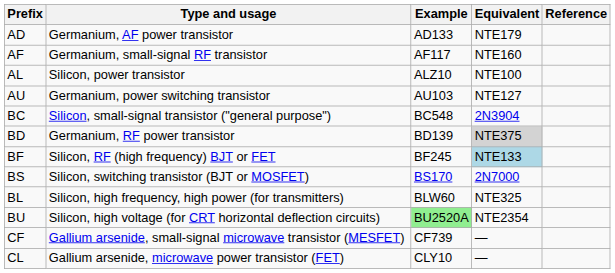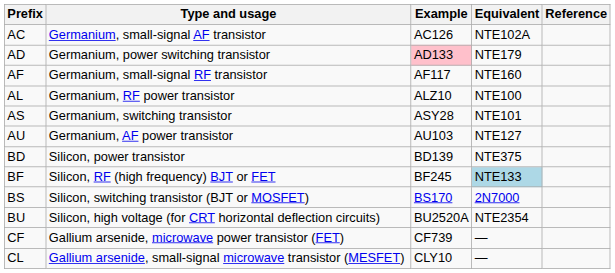+ row: (16, 34)
(141, 34) Germanium, AF power transistor -> (159, 55) Germanium, power switching transistor
(434, 34) no background -> (434, 55) pink background
(117, 75) Silicon, power transistor -> (142, 95) Germanium, RF power transistor
+ row: (16, 116)
(159, 95) Germanium, power switching transistor -> (141, 136) Germanium, AF power transistor
- row: (16, 116)
(142, 136) Germanium, RF power transistor -> (117, 156) Silicon, power transistor
(498, 136) lightgrey background -> (498, 156) no background
- row: (15, 197)
(441, 217) lightgreen background -> (441, 217) no background
(228, 237) Gallium arsenide, small-signal microwave transistor (MESFET) -> (196, 237) Gallium arsenide, microwave power transistor (FET)
(196, 258) Gallium arsenide, microwave power transistor (FET) -> (228, 258) Gallium arsenide, small-signal microwave transistor (MESFET)
